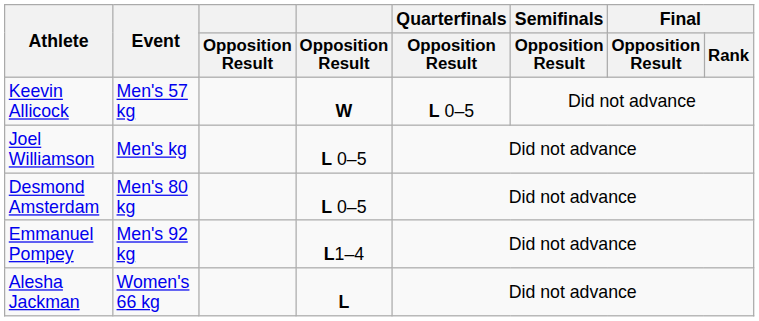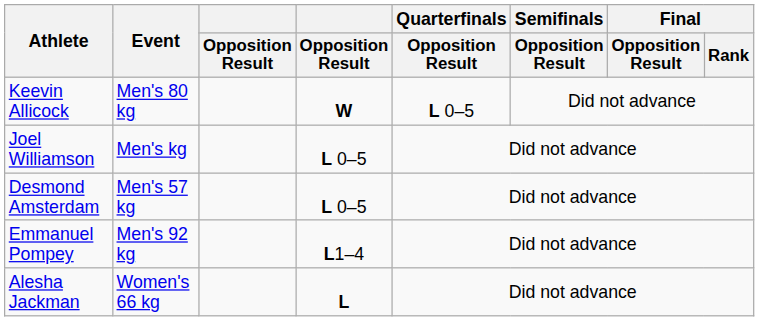(152, 102) Men's 57 kg -> (152, 102) Men's 80 kg
(152, 197) Men's 80 kg -> (152, 197) Men's 57 kg
